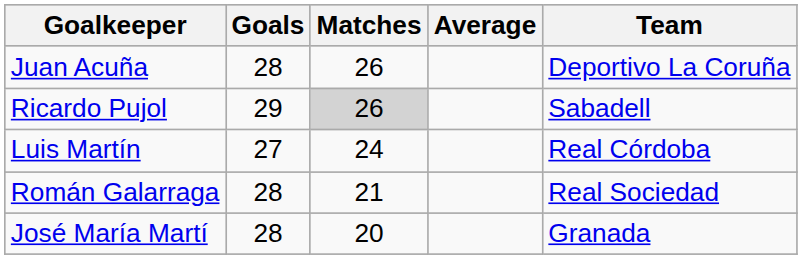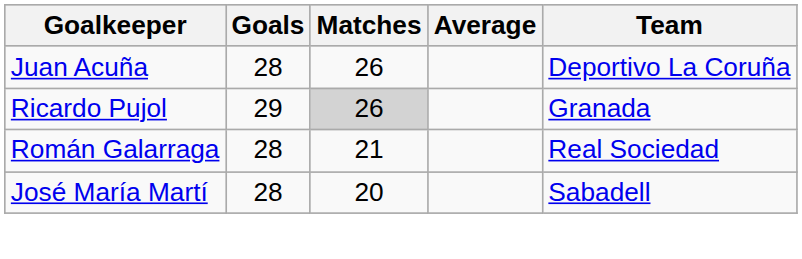(599, 108) Sabadell -> (599, 108) Granada
- row: (76, 150)
(599, 233) Granada -> (599, 191) Sabadell
